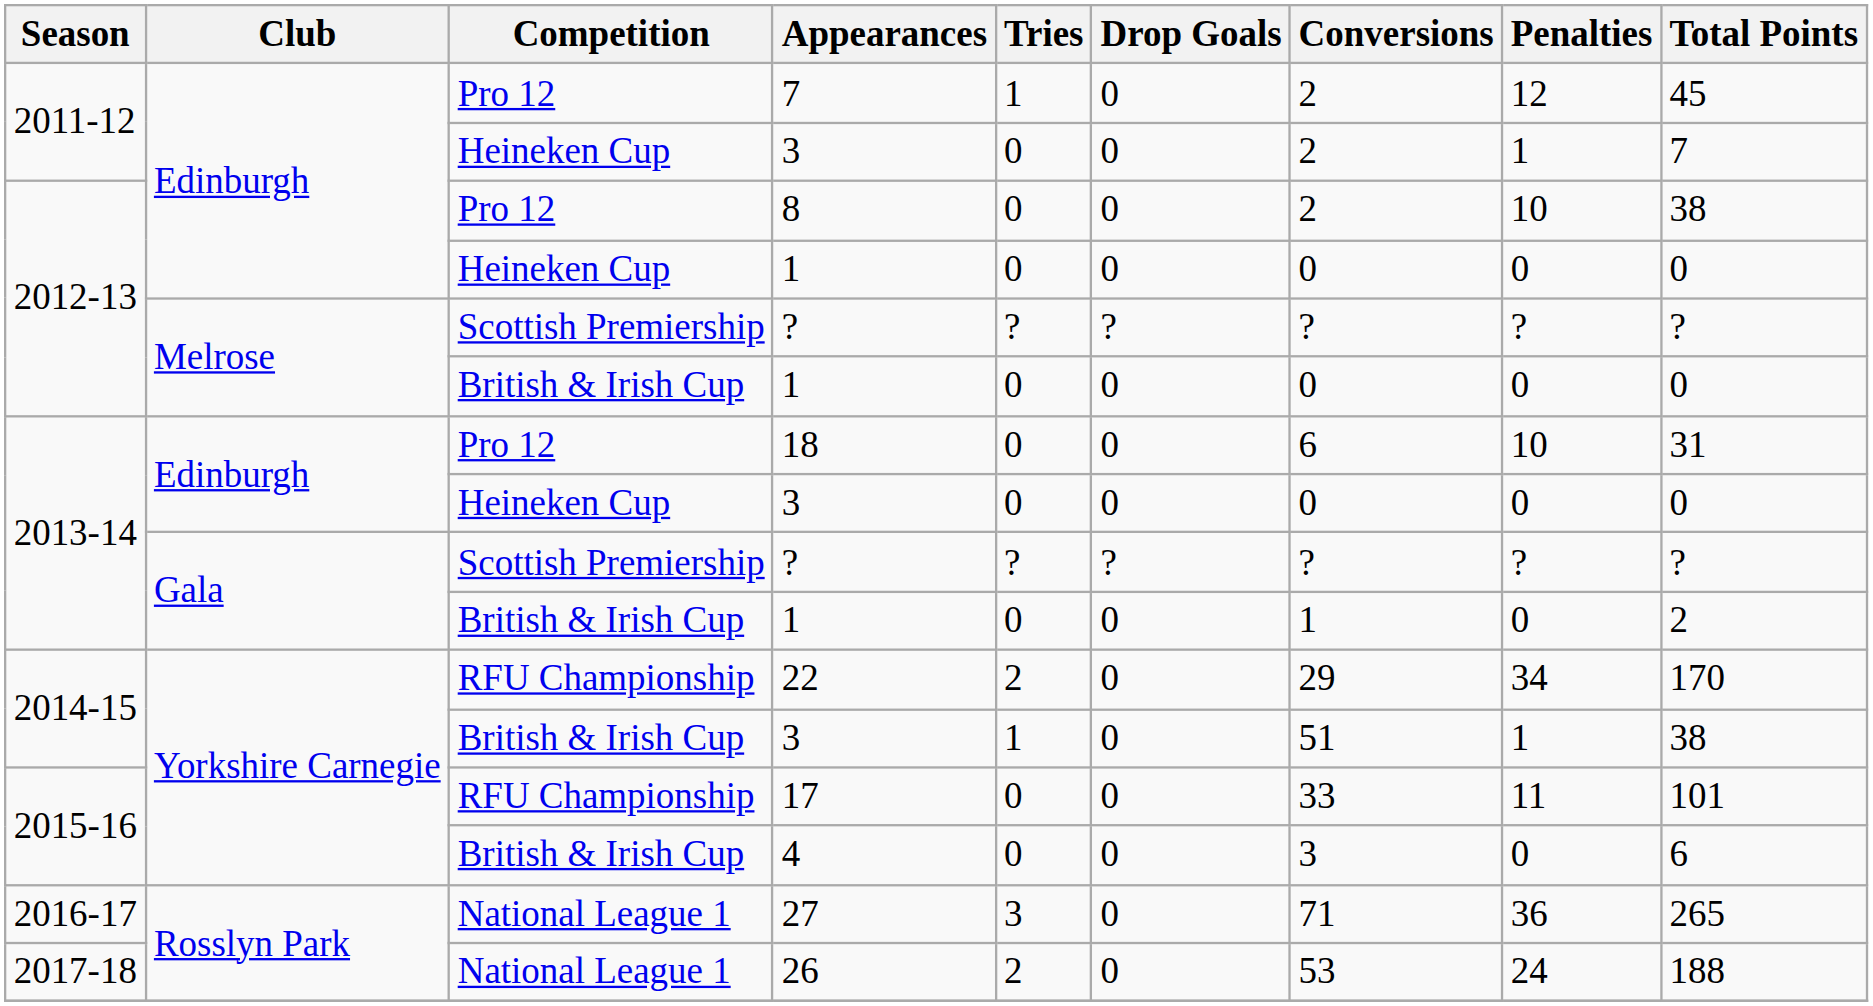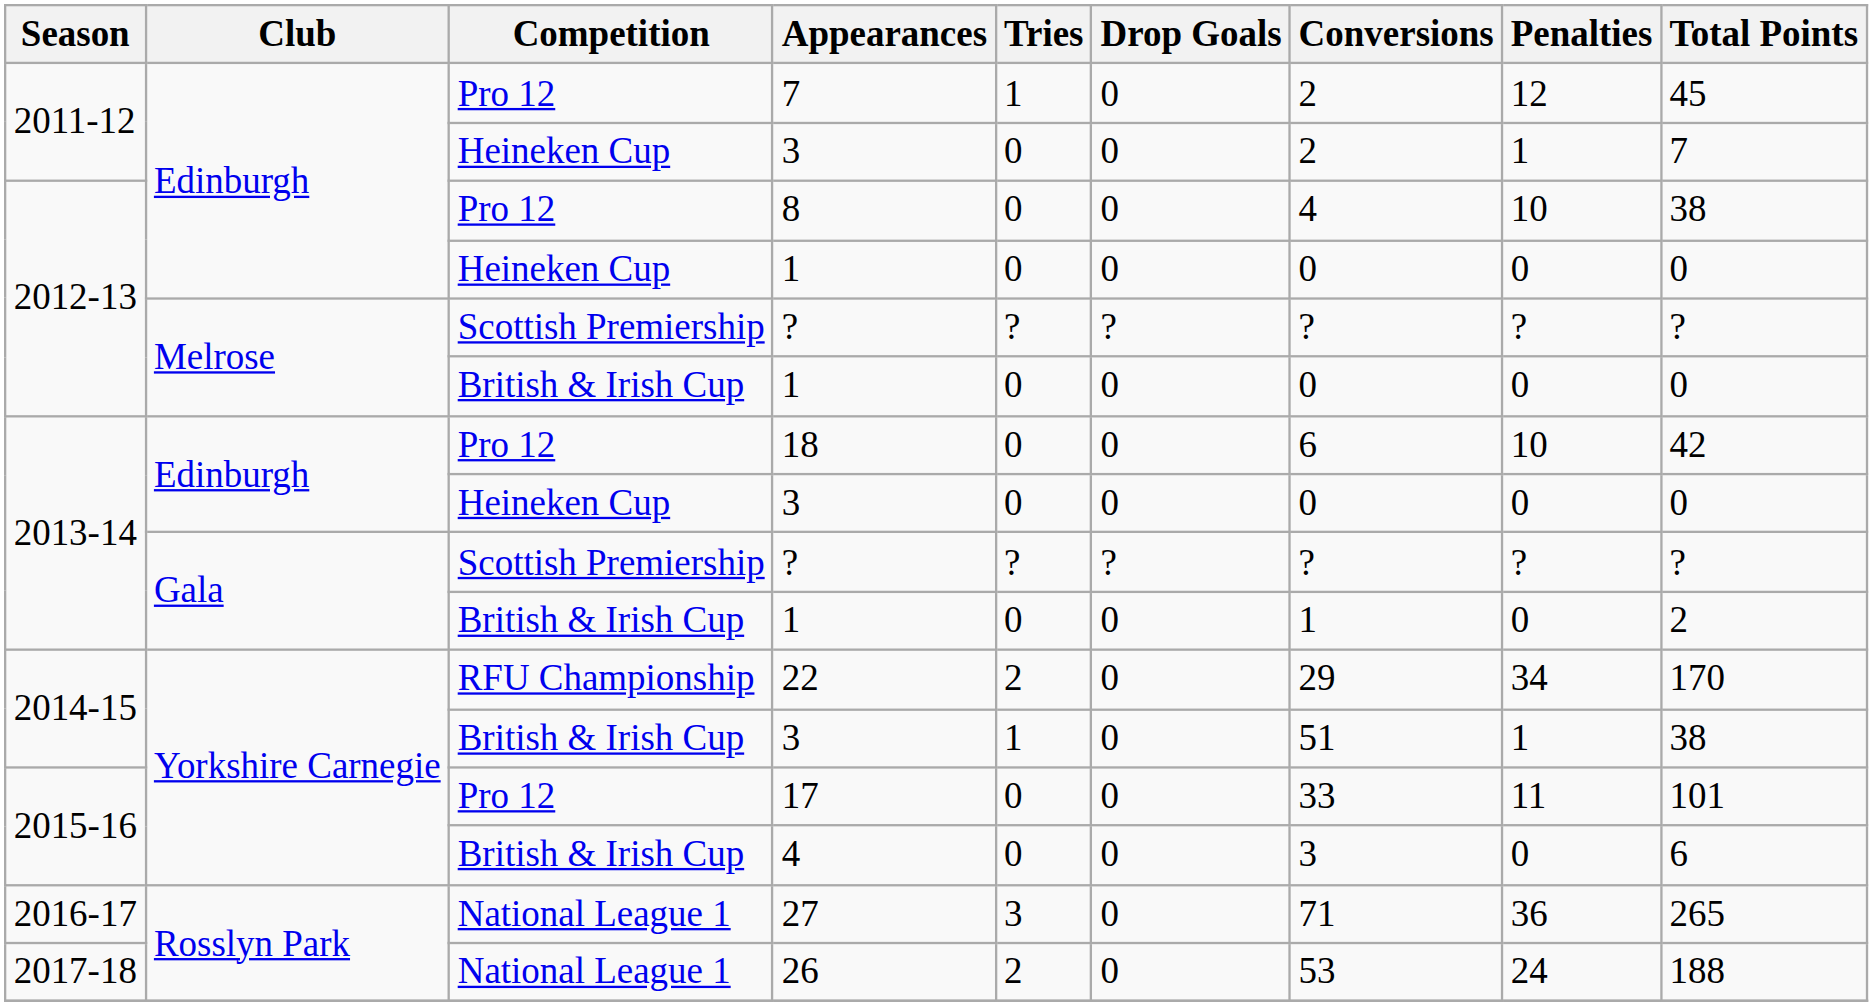(1308, 209) 2 -> (1308, 209) 4
(1688, 444) 31 -> (1688, 444) 42
(606, 795) RFU Championship -> (506, 795) Pro 12
